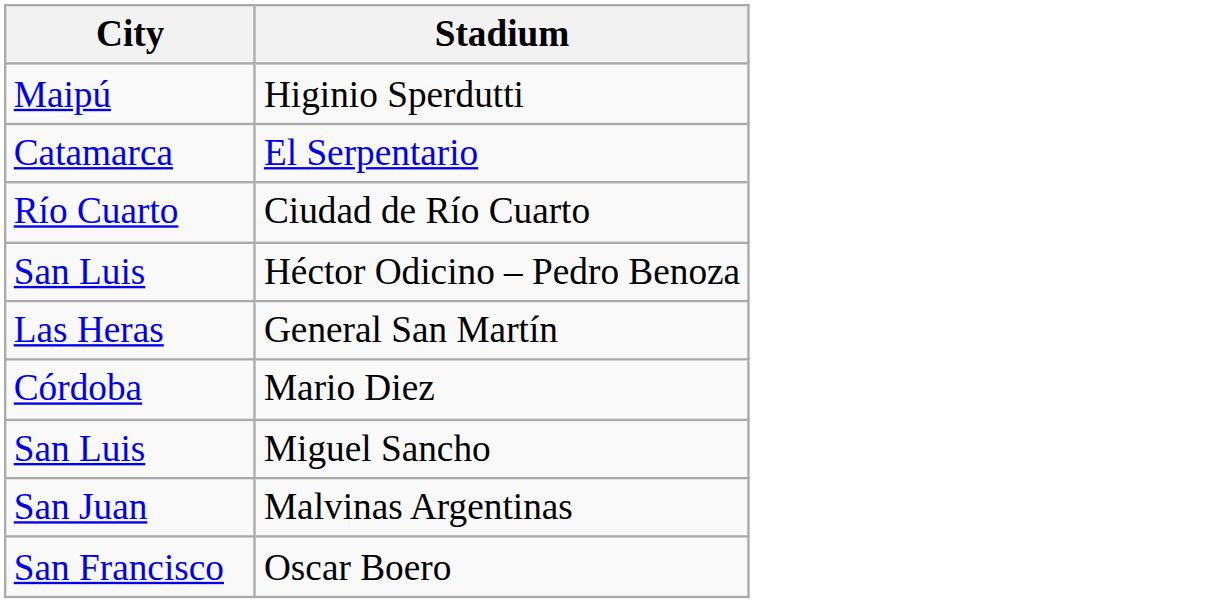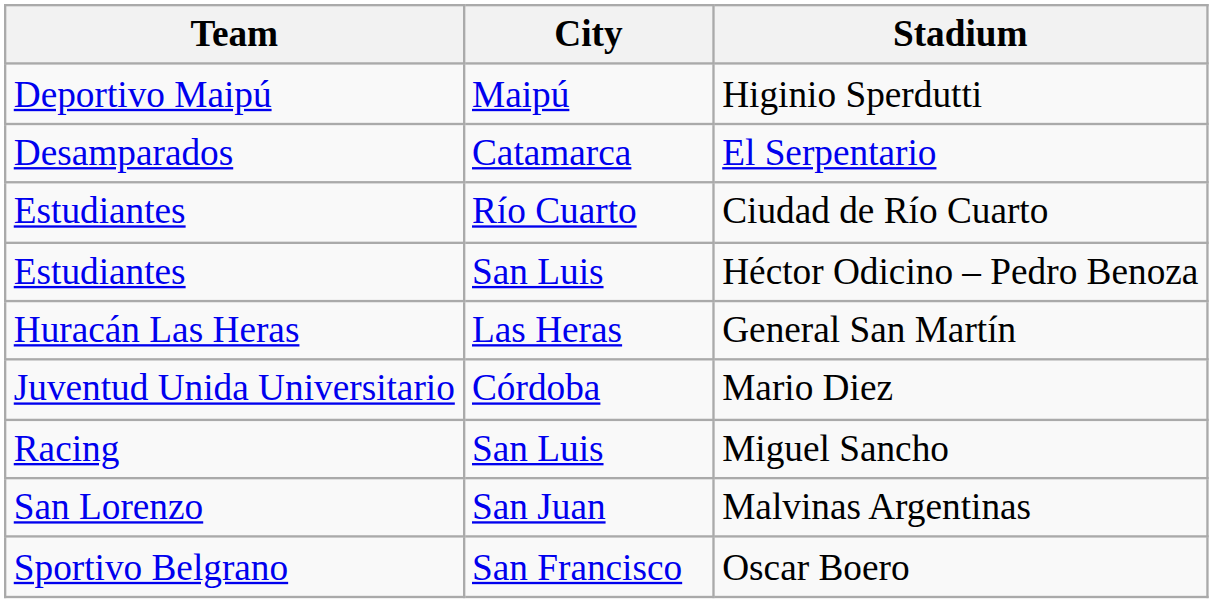+ column: (234, 34)
